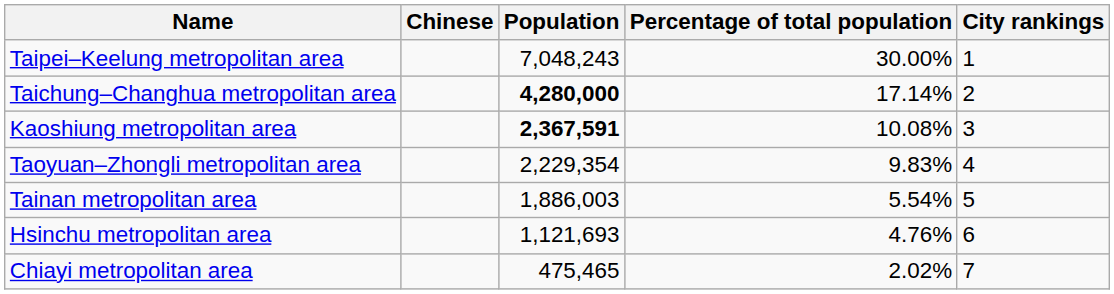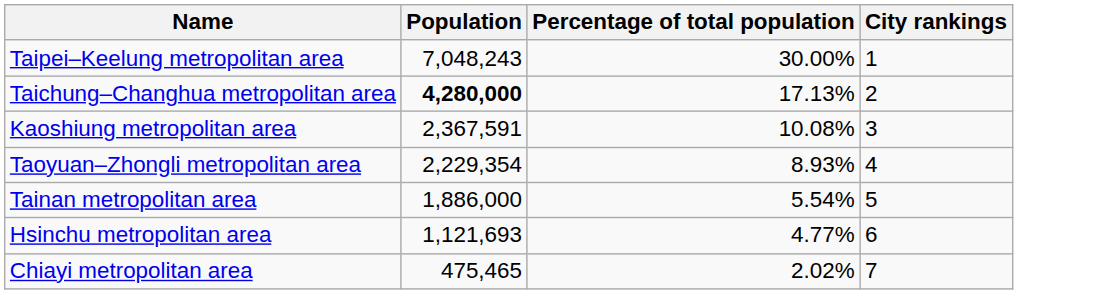- column: (450, 22)
(914, 93) 17.14% -> (817, 93) 17.13%
(570, 128) bold -> (472, 128) normal
(920, 164) 9.83% -> (823, 164) 8.93%
(570, 199) 1,886,003 -> (472, 199) 1,886,000
(920, 235) 4.76% -> (823, 235) 4.77%
